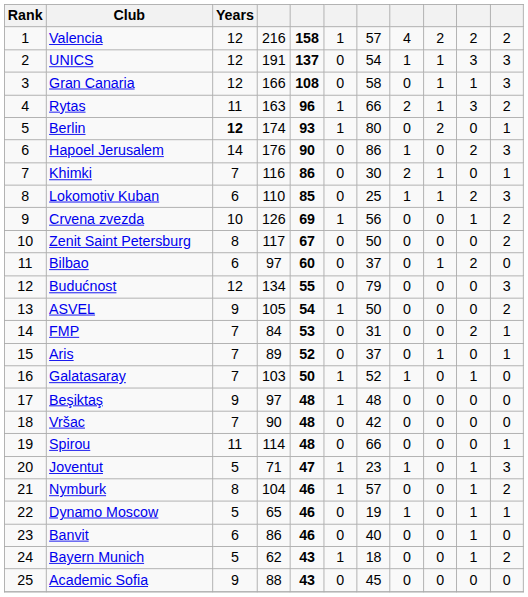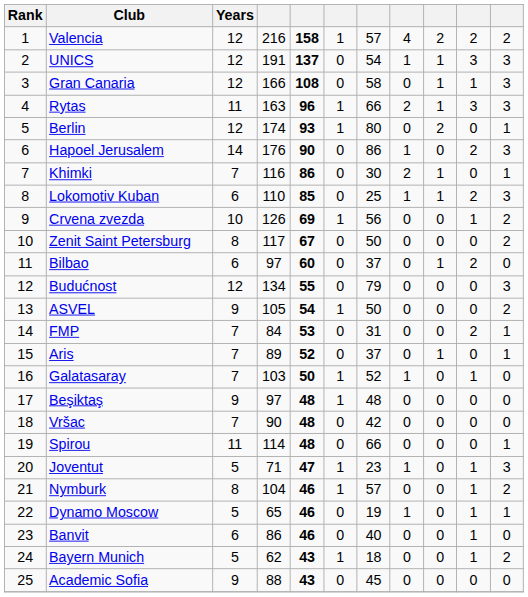(507, 106) 2 -> (507, 106) 3
(235, 128) bold -> (235, 128) normal
